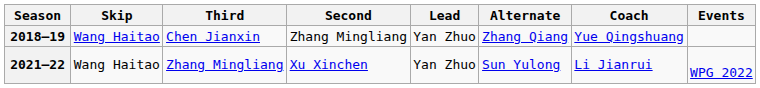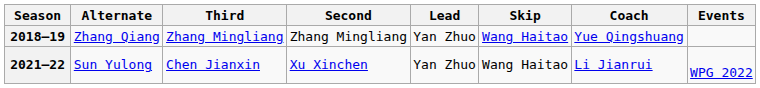columns swapped: (117, 15) <-> (525, 15)
(213, 36) Chen Jianxin -> (225, 36) Zhang Mingliang
(225, 65) Zhang Mingliang -> (213, 65) Chen Jianxin
